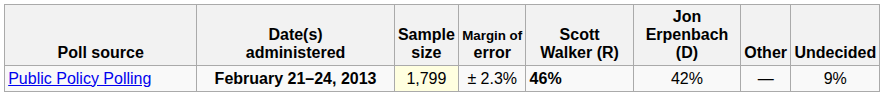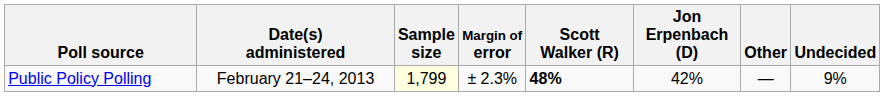(296, 78) bold -> (296, 78) normal
(546, 78) 46% -> (546, 78) 48%
